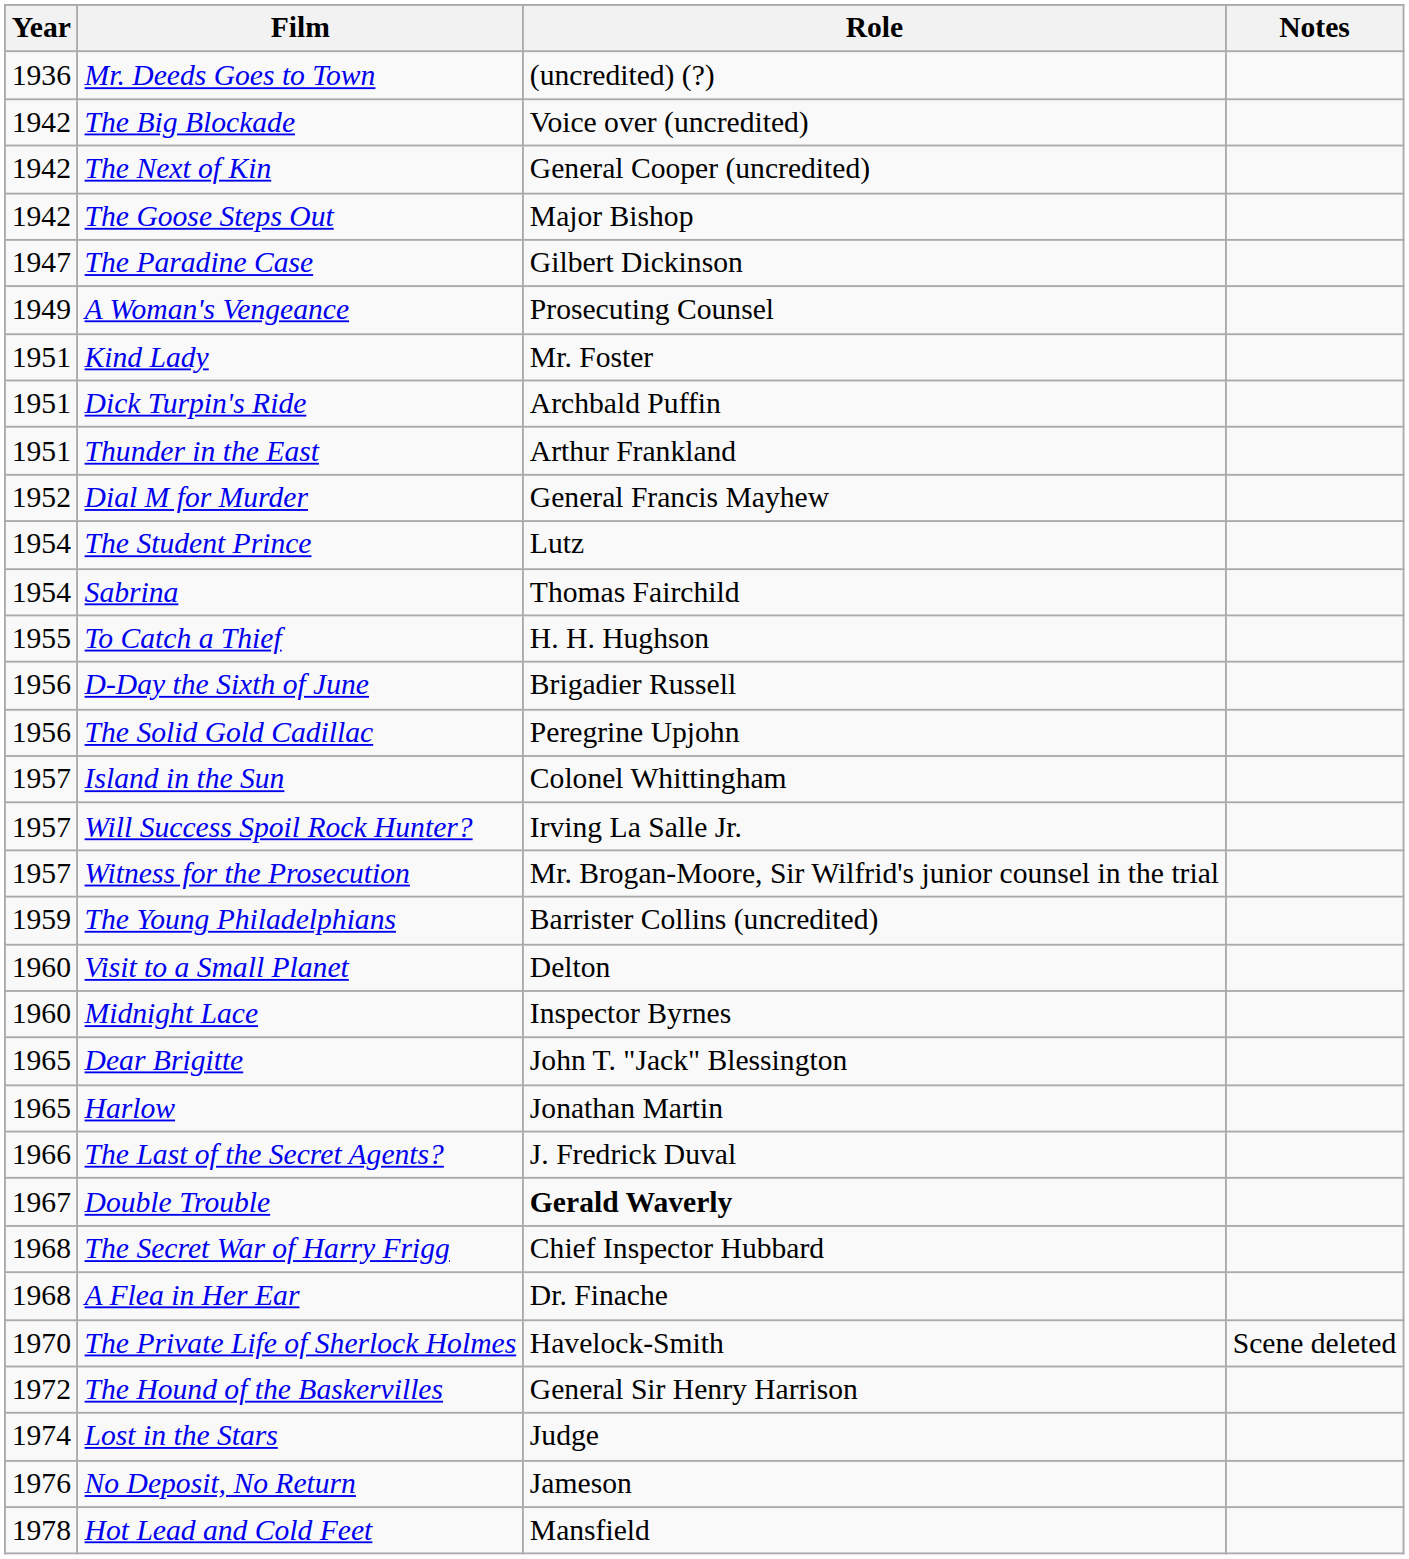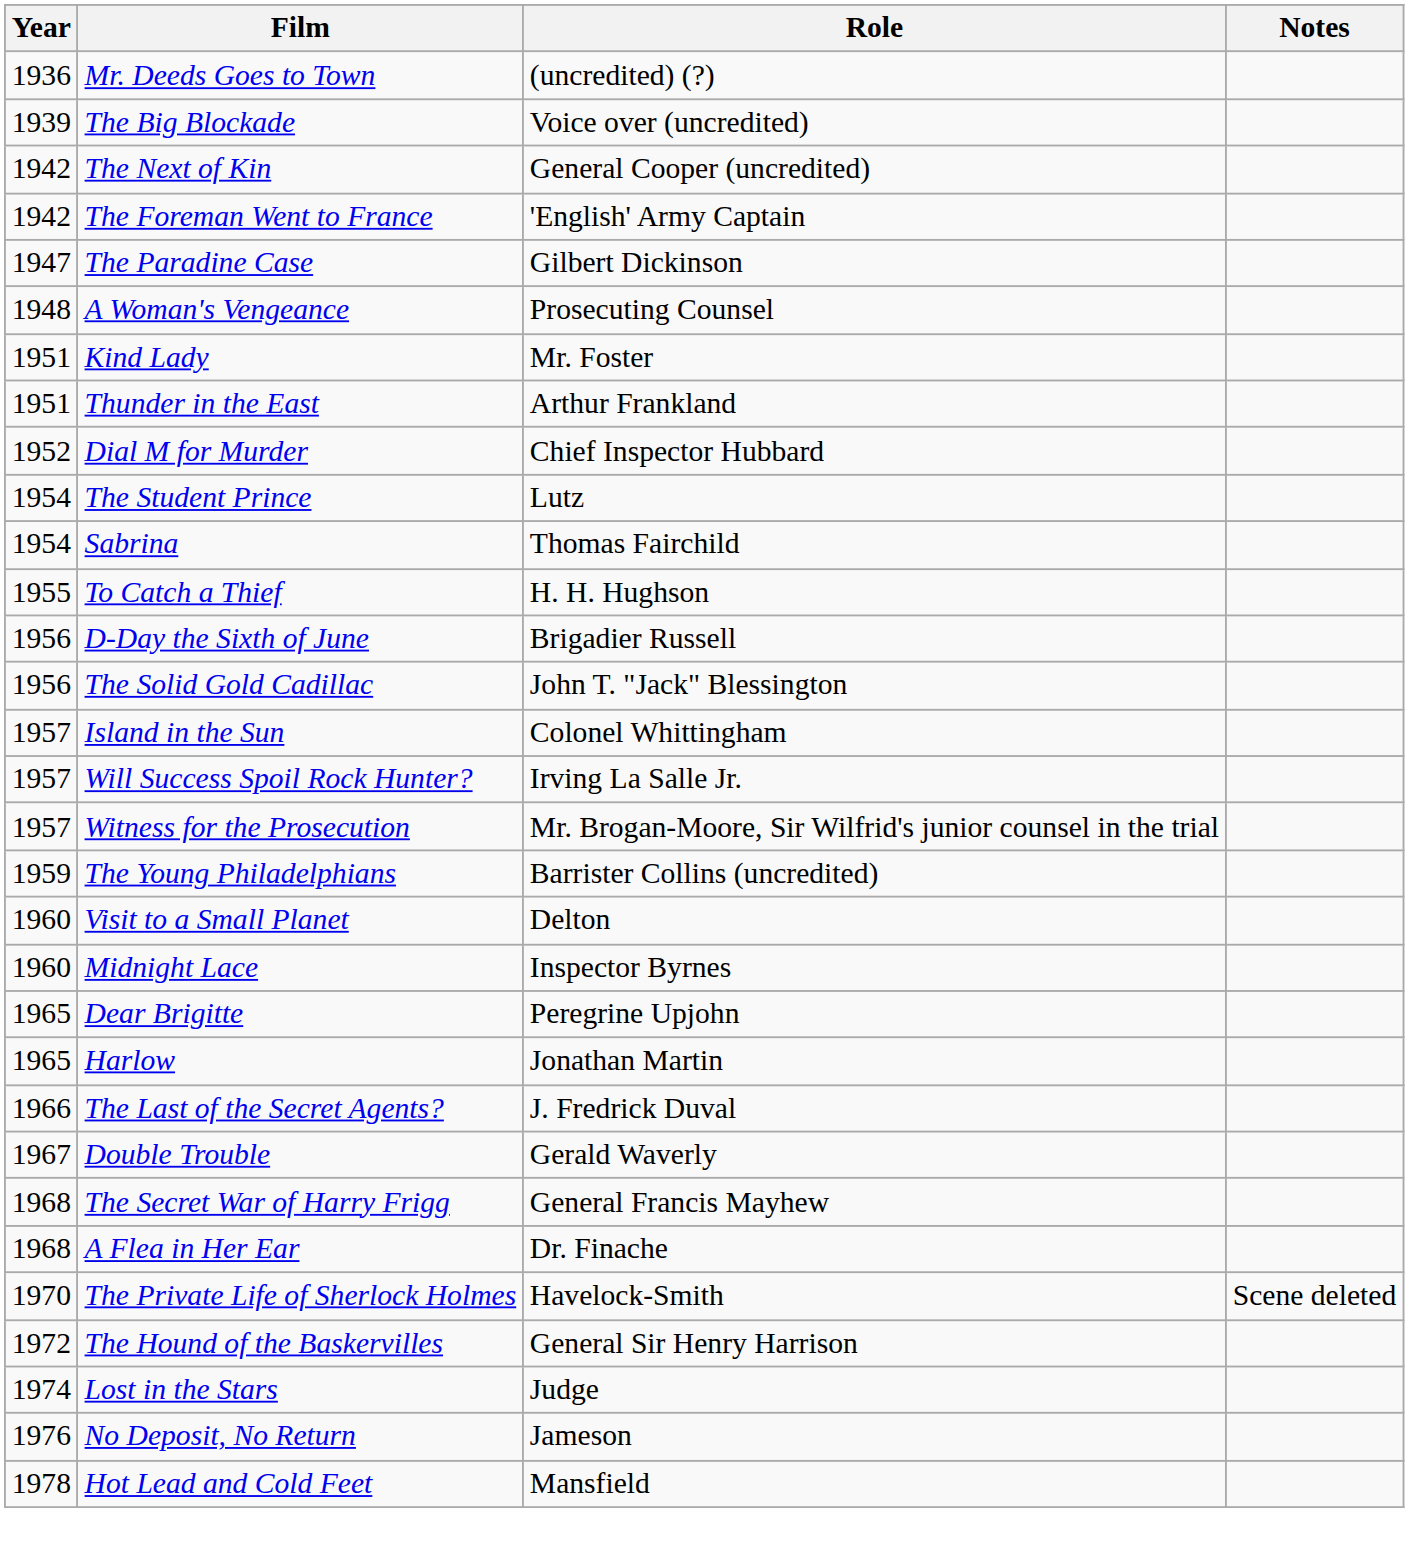(41, 121) 1942 -> (41, 121) 1939
+ row: (259, 215)
- row: (209, 215)
(41, 309) 1949 -> (41, 309) 1948
- row: (195, 403)
(679, 497) General Francis Mayhew -> (677, 450) Chief Inspector Hubbard
(635, 732) Peregrine Upjohn -> (689, 685) John T. "Jack" Blessington
(689, 1060) John T. "Jack" Blessington -> (635, 1013) Peregrine Upjohn
(631, 1201) bold -> (623, 1154) normal
(677, 1248) Chief Inspector Hubbard -> (679, 1201) General Francis Mayhew
